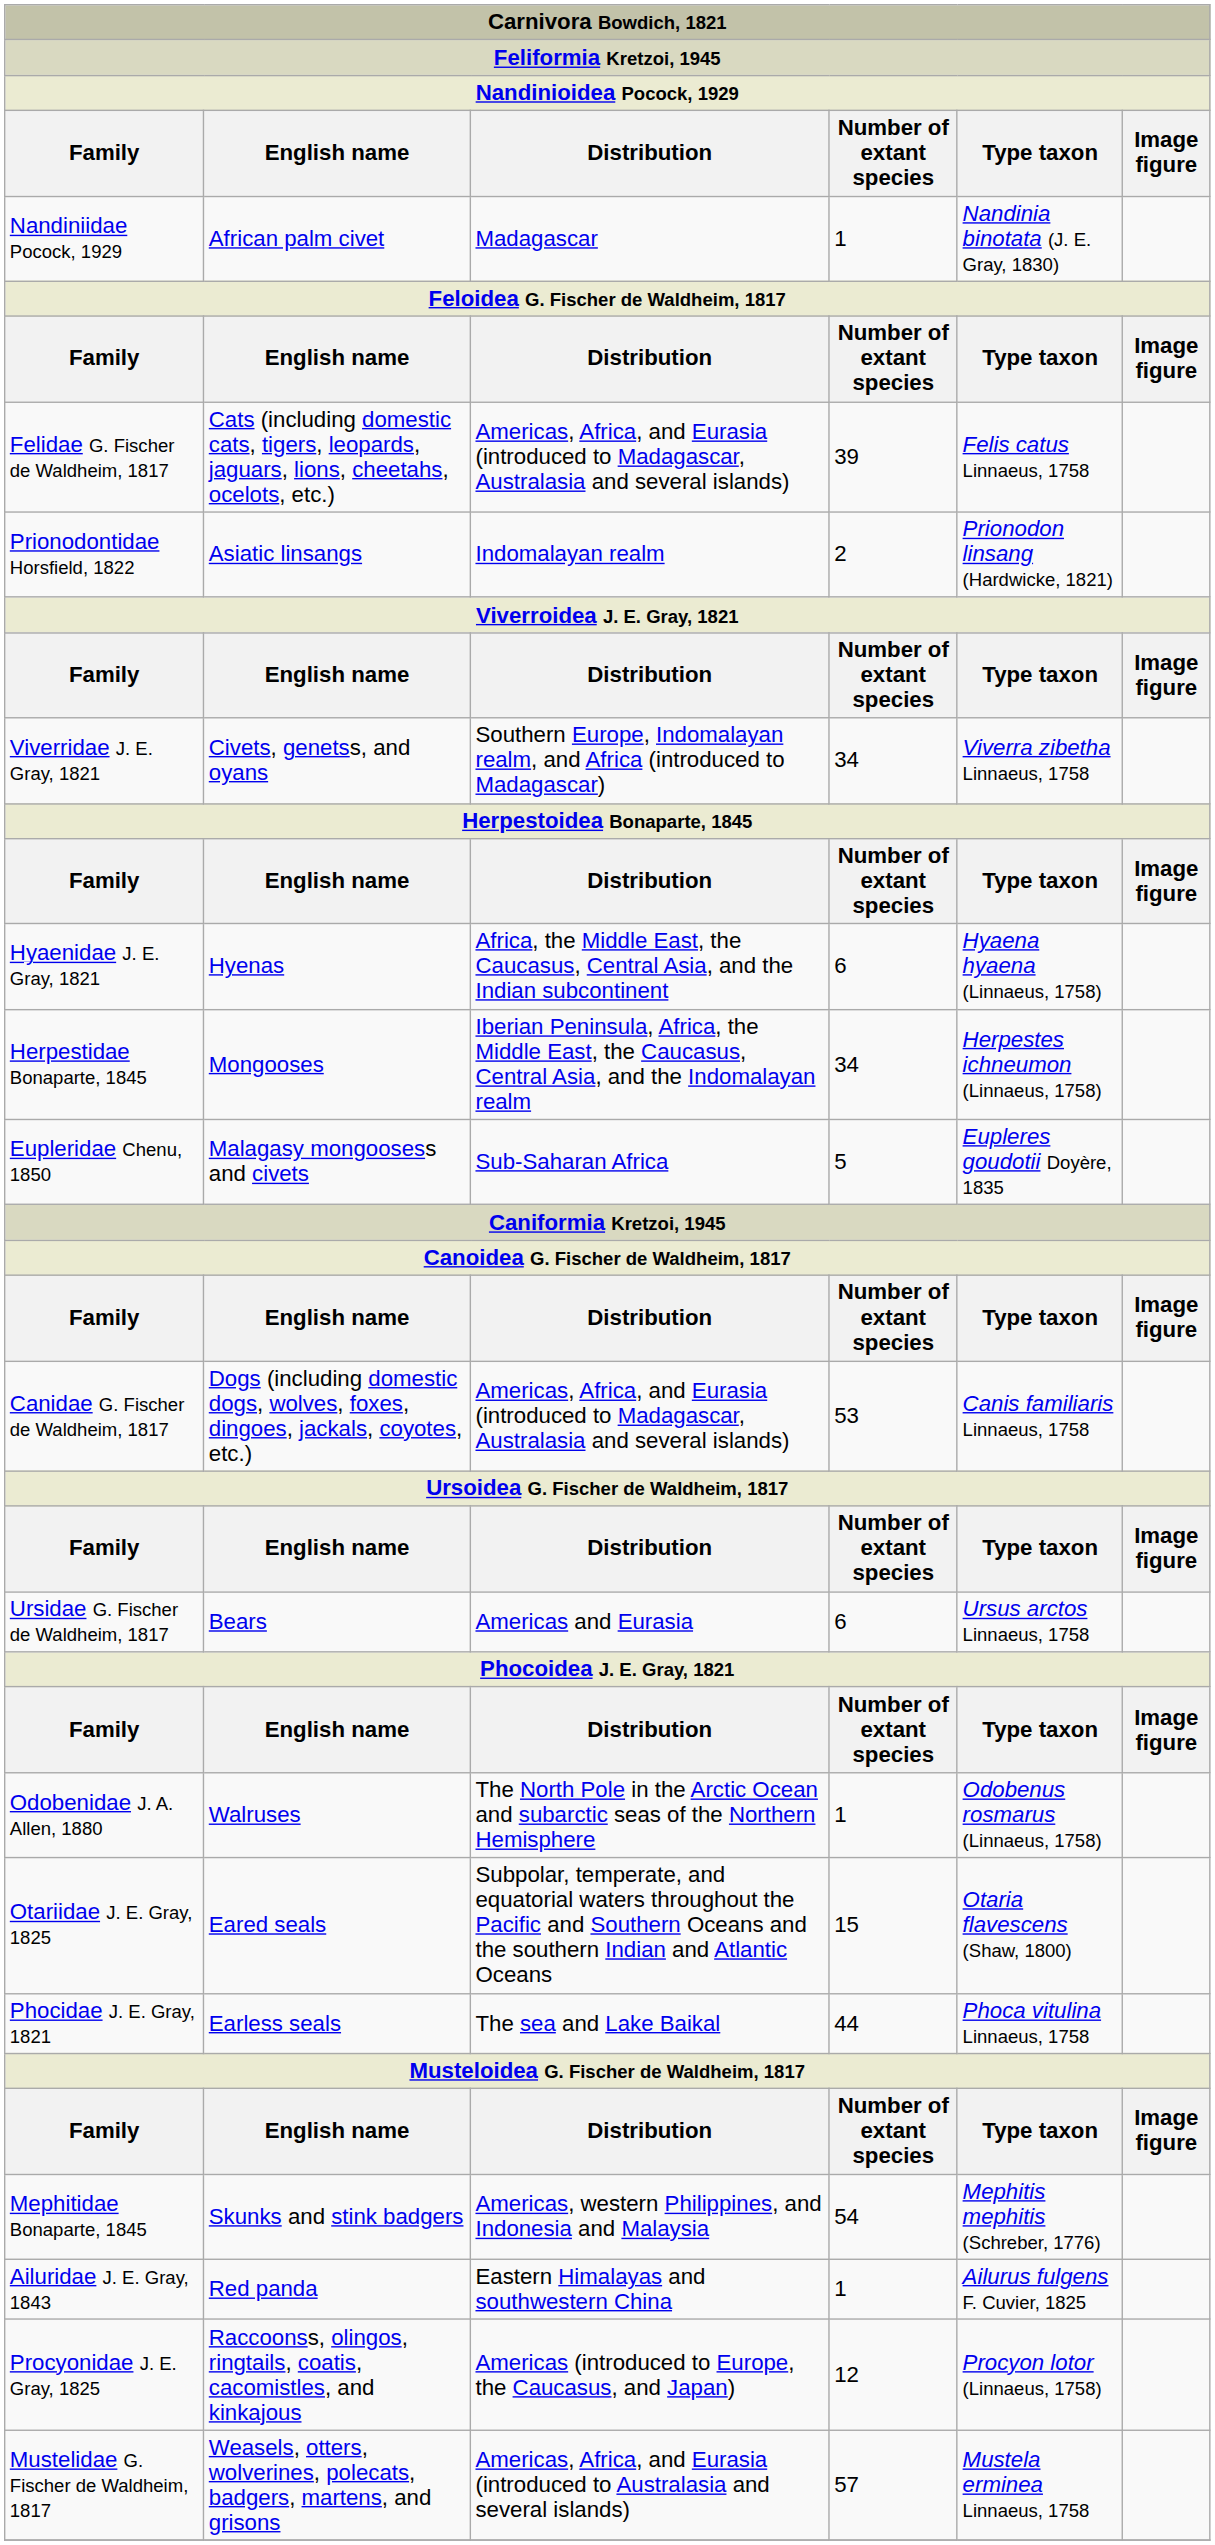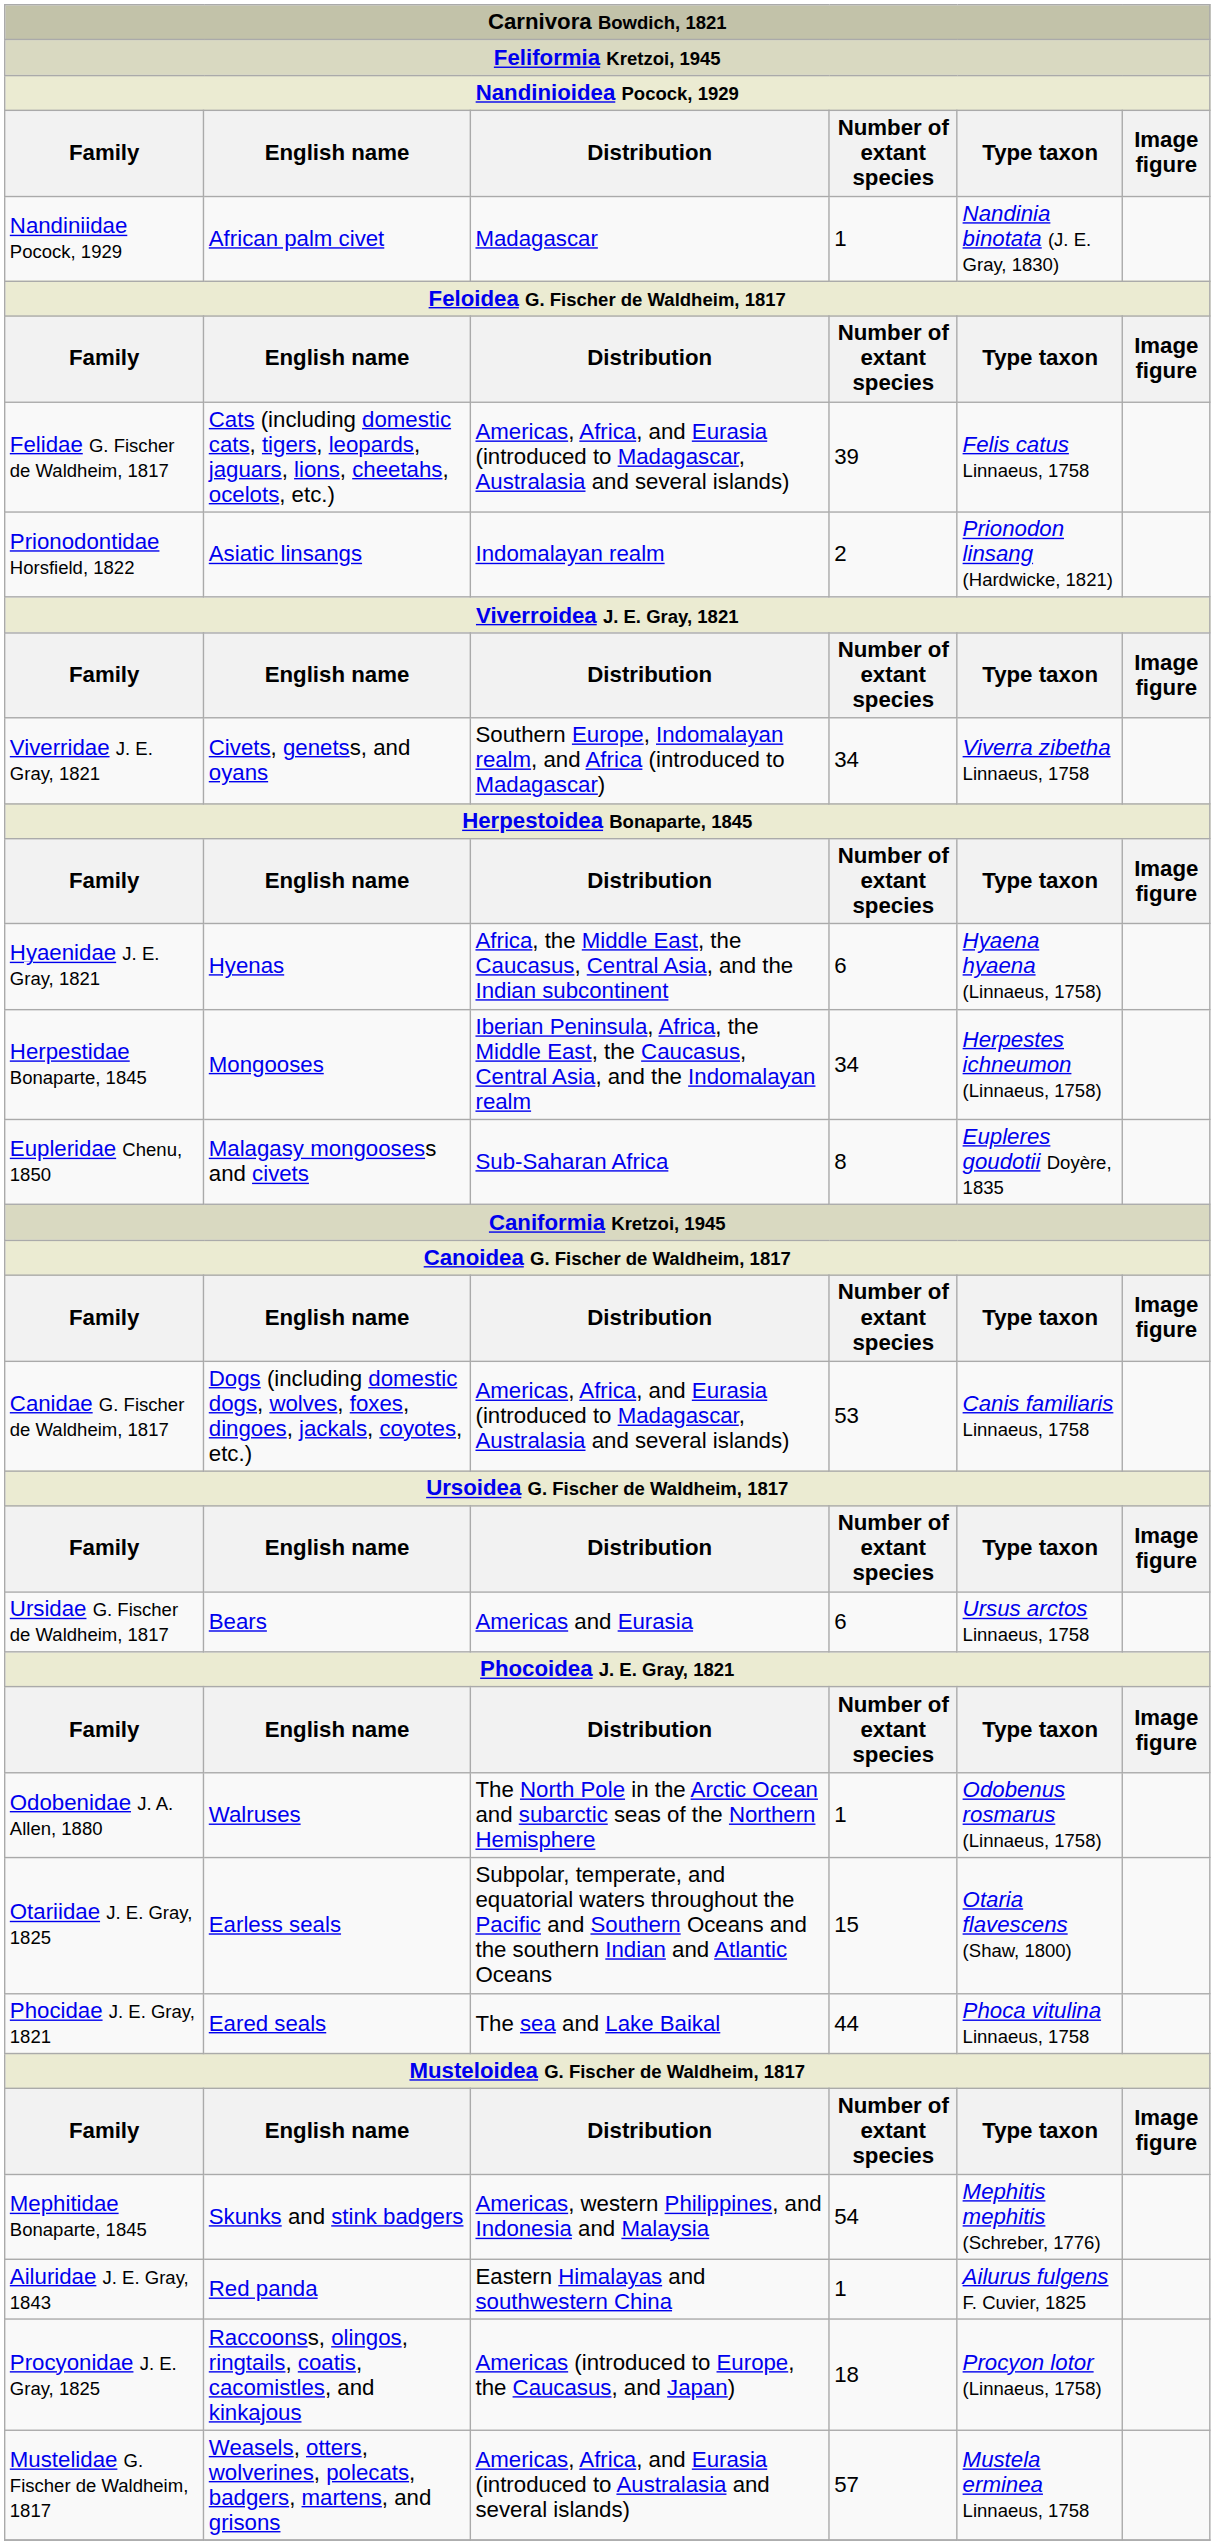(840, 1161) 5 -> (840, 1161) 8
(268, 1925) Eared seals -> (275, 1925) Earless seals
(275, 2023) Earless seals -> (268, 2023) Eared seals
(847, 2374) 12 -> (847, 2374) 18
